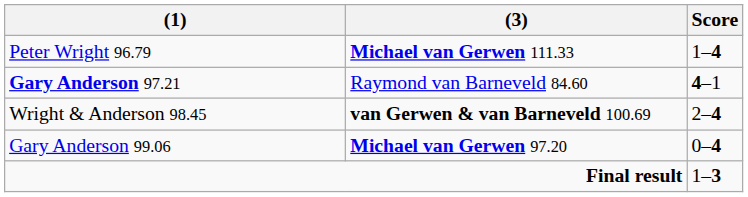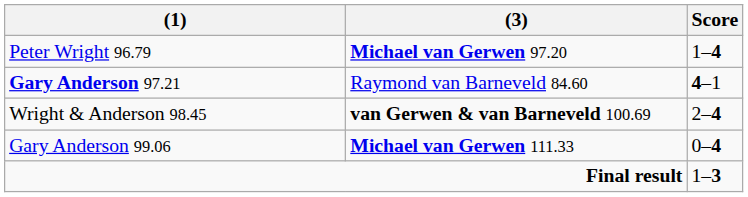(462, 51) Michael van Gerwen 111.33 -> (459, 51) Michael van Gerwen 97.20
(459, 144) Michael van Gerwen 97.20 -> (462, 144) Michael van Gerwen 111.33
